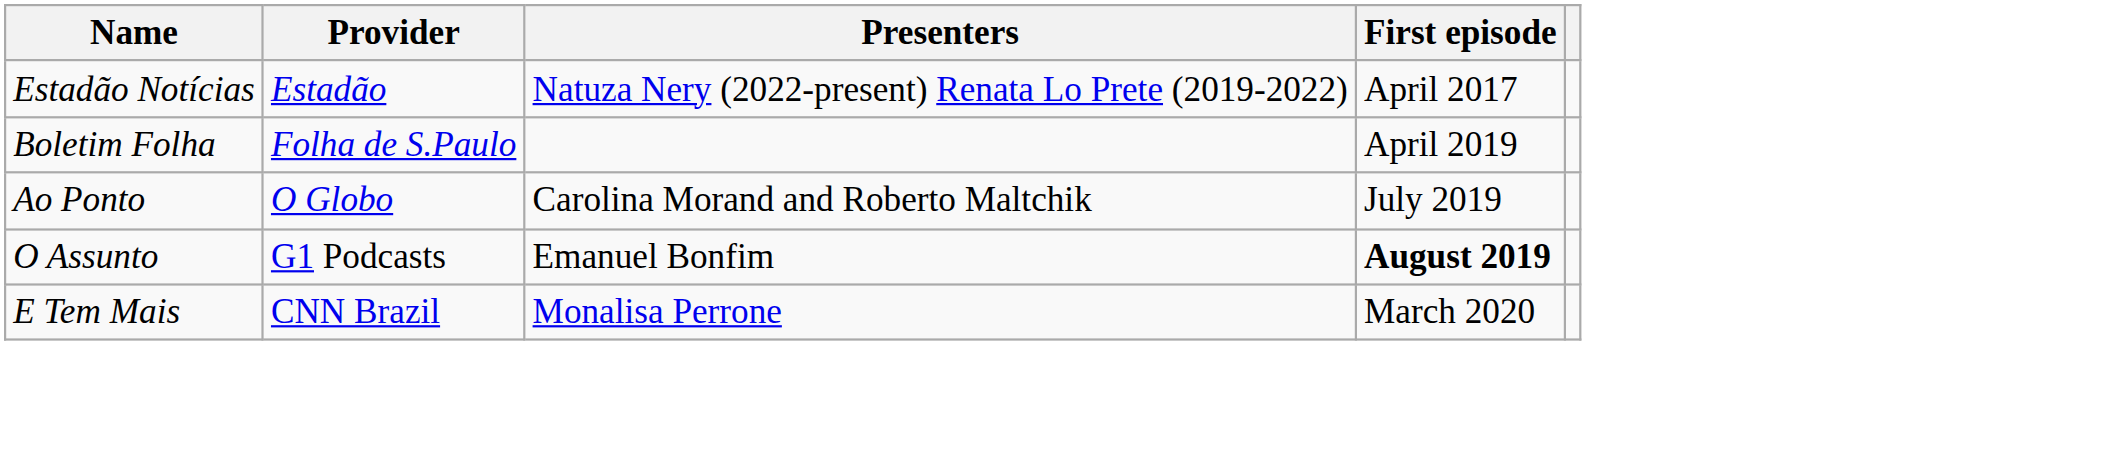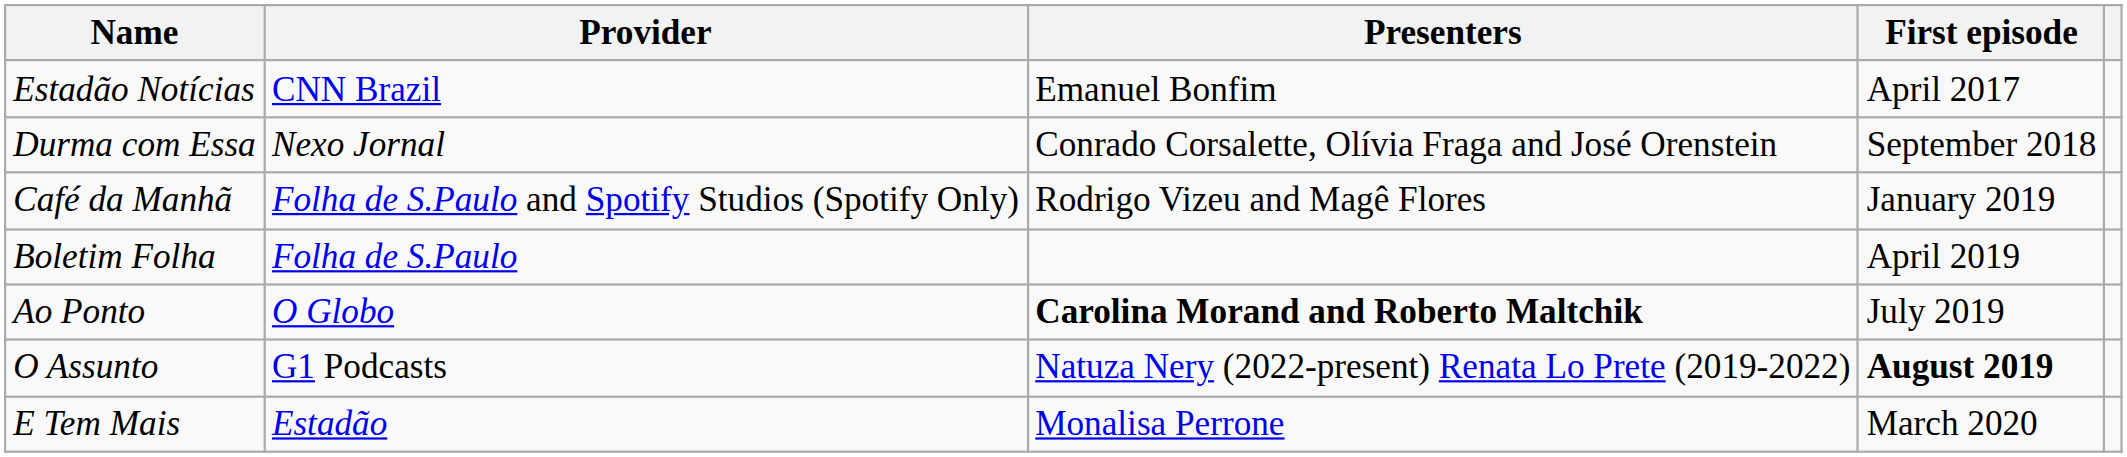(329, 88) Estadão -> (356, 88) CNN Brazil
(940, 88) Natuza Nery (2022-present) Renata Lo Prete (2019-2022) -> (1156, 88) Emanuel Bonfim
+ row: (134, 144)
+ row: (123, 199)
(812, 199) normal -> (1339, 311) bold
(653, 255) Emanuel Bonfim -> (1443, 367) Natuza Nery (2022-present) Renata Lo Prete (2019-2022)
(356, 311) CNN Brazil -> (330, 423) Estadão
